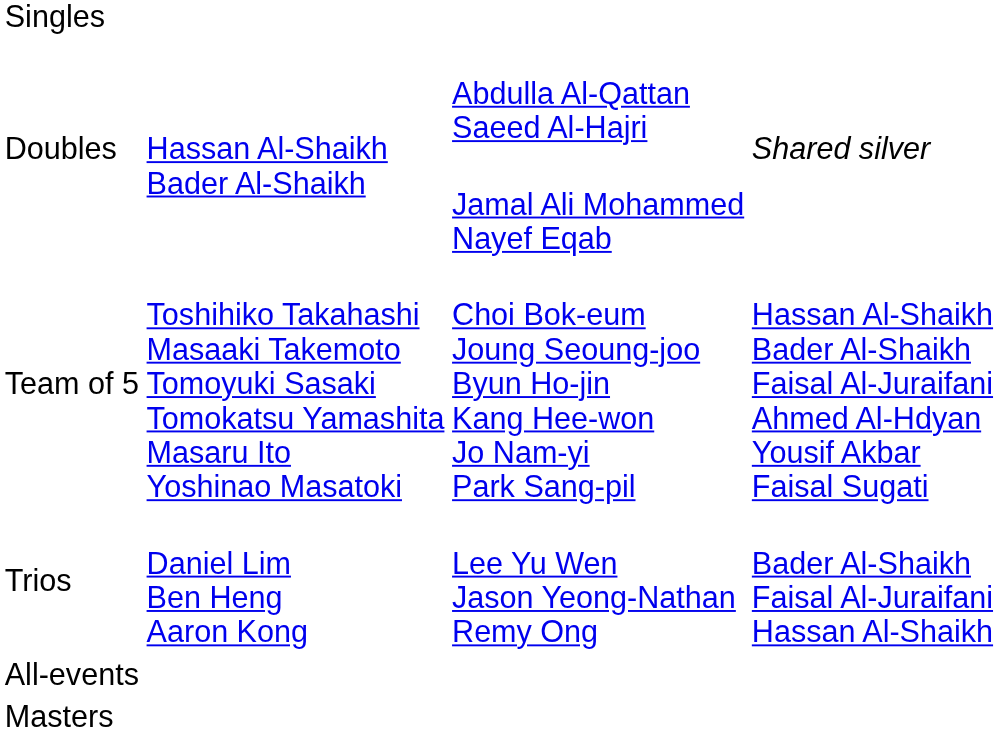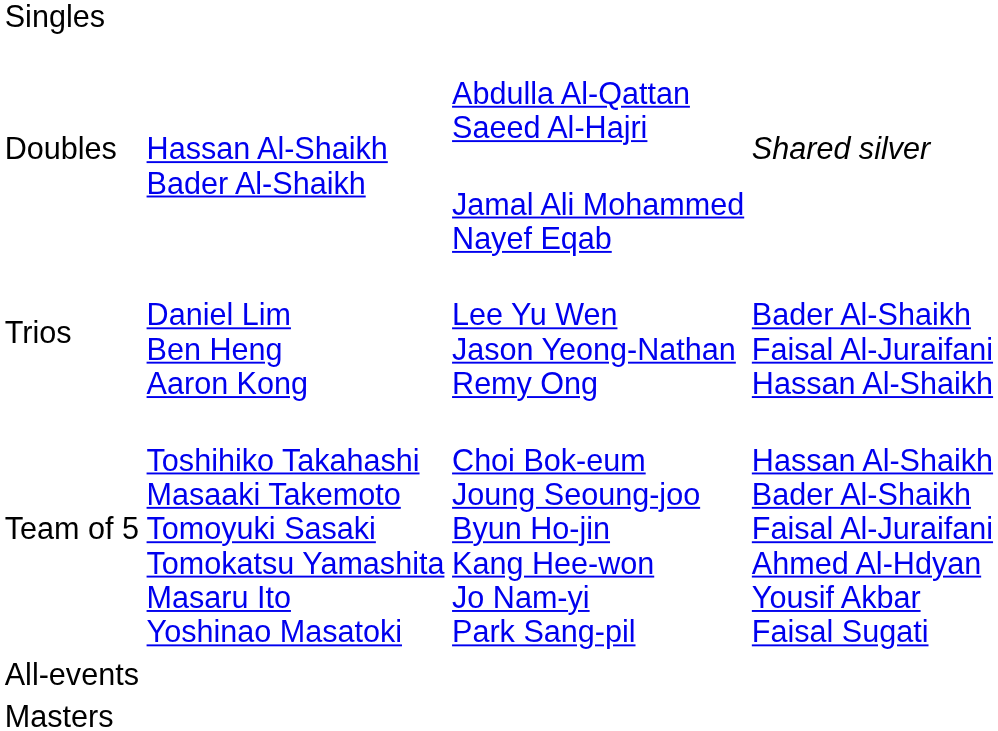rows swapped: (38, 580) <-> (72, 384)
